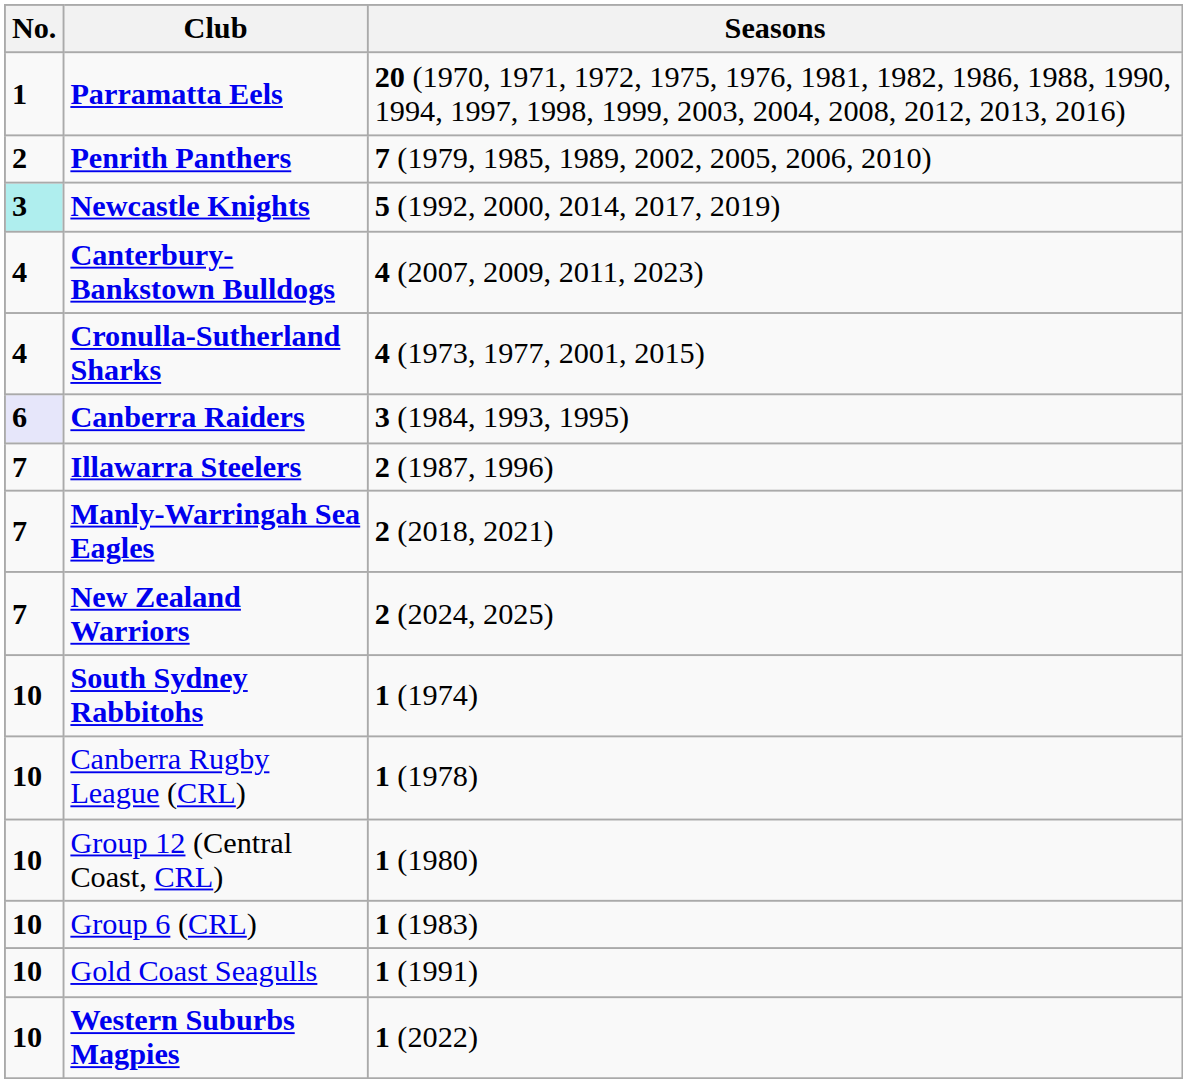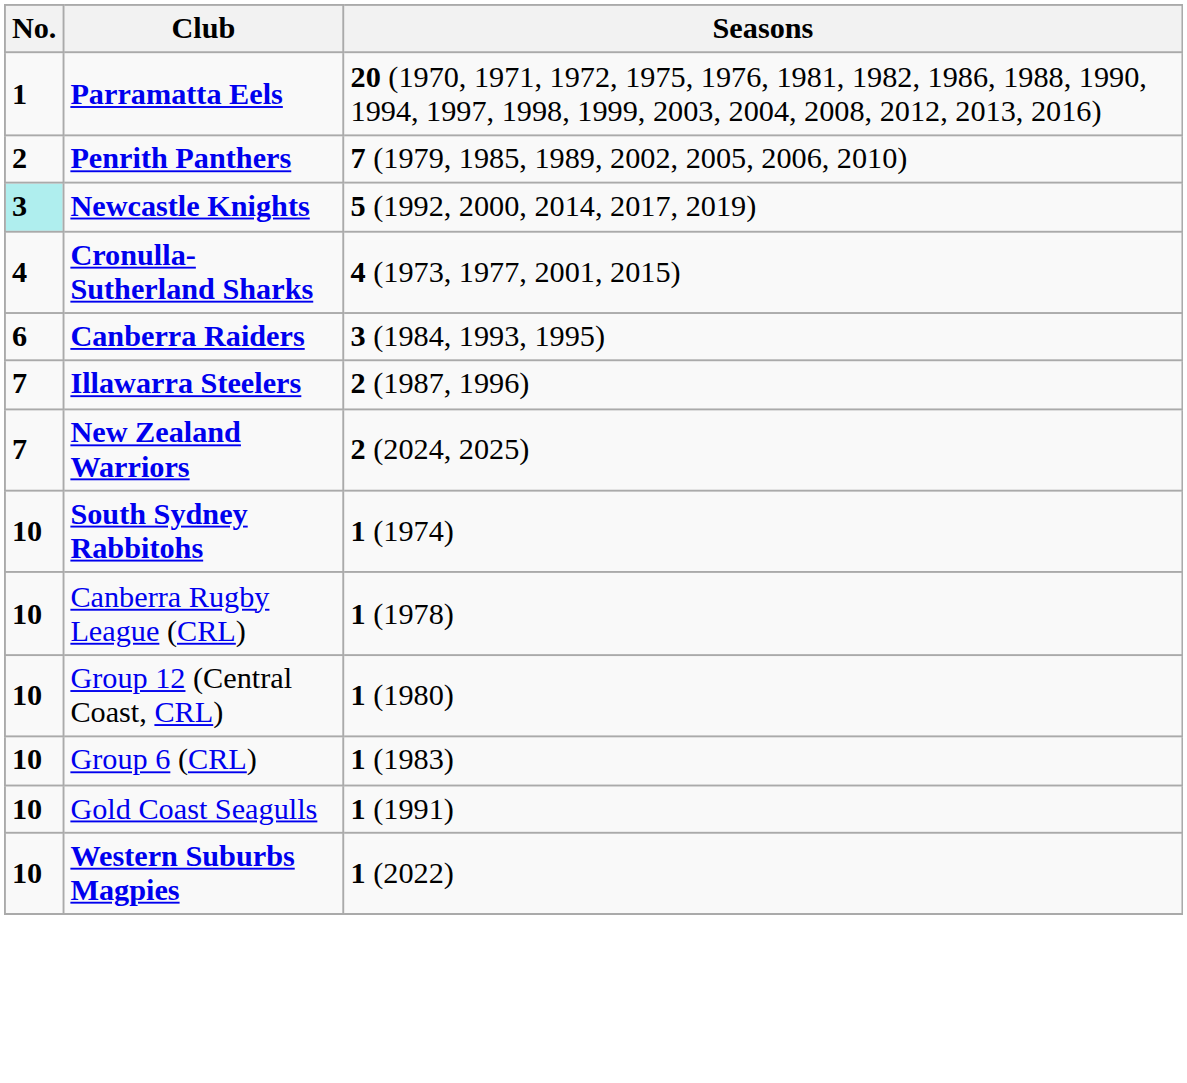- row: (203, 271)
(19, 418) lavender background -> (19, 336) no background
- row: (215, 531)
